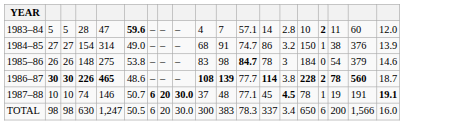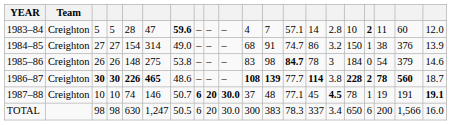+ column: (69, 12)
